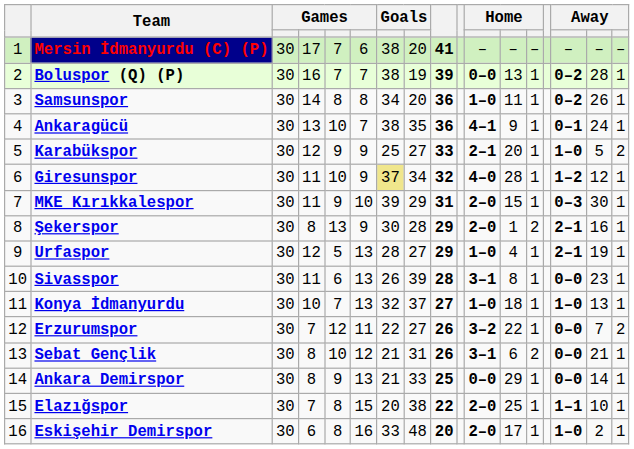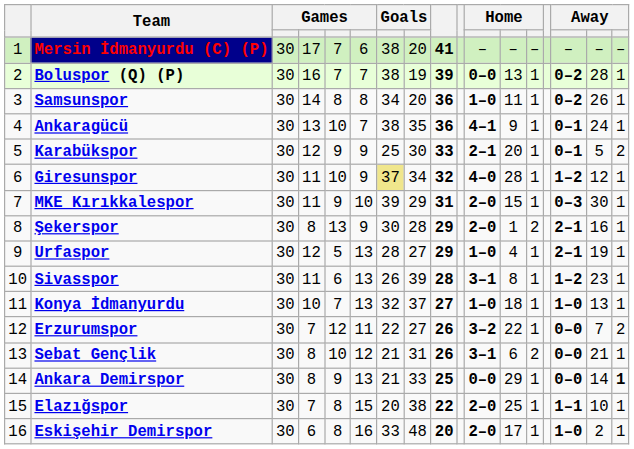(418, 152) 27 -> (418, 152) 30
(568, 152) 1–0 -> (568, 152) 0–1
(568, 279) 0–0 -> (568, 279) 1–2
(621, 381) normal -> (621, 381) bold
